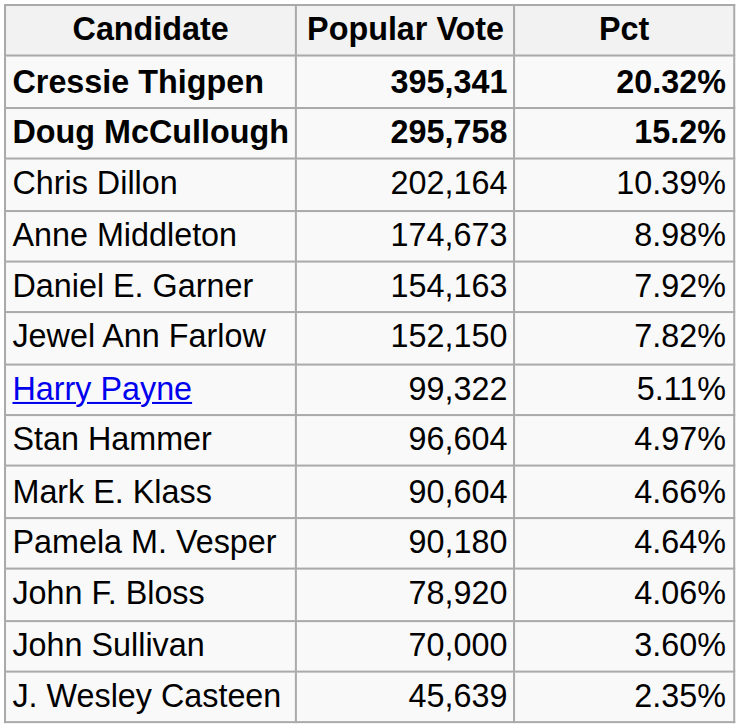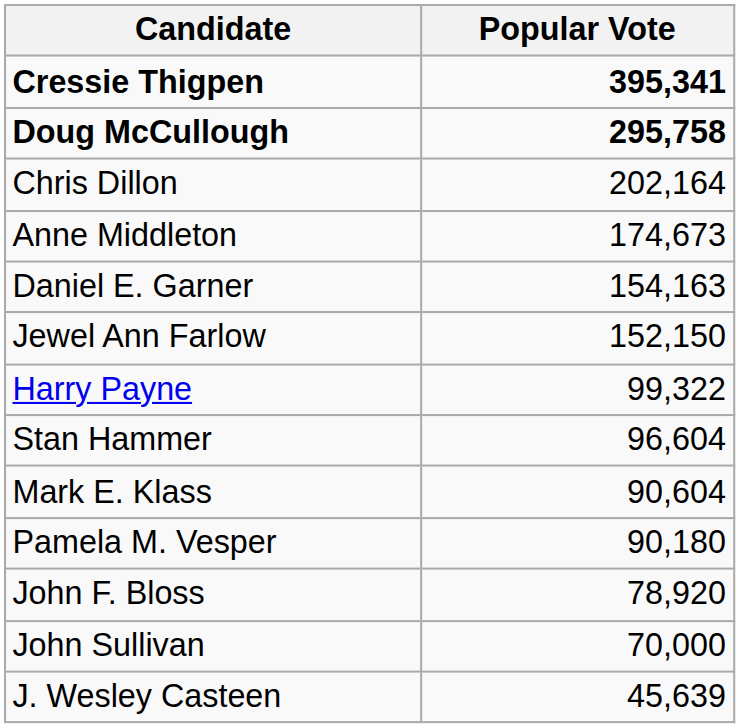- column: (624, 30)
